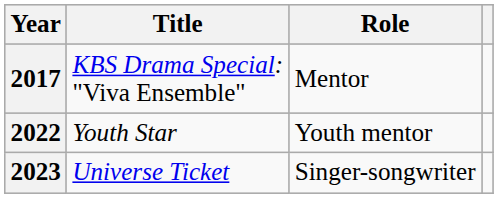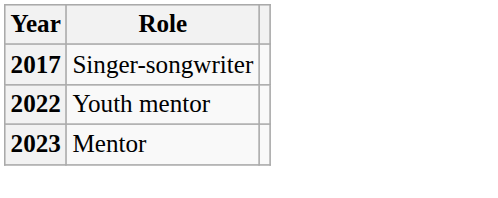- column: (178, 24)
(332, 78) Mentor -> (163, 64) Singer-songwriter
(385, 172) Singer-songwriter -> (109, 143) Mentor
